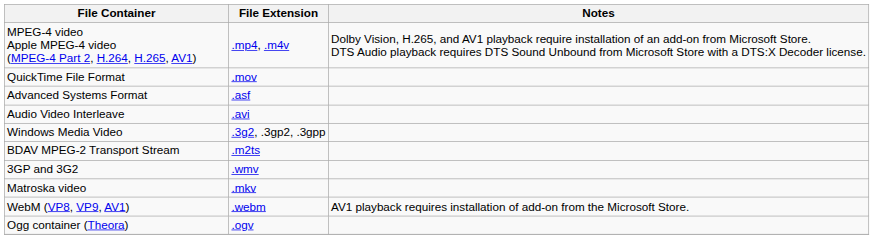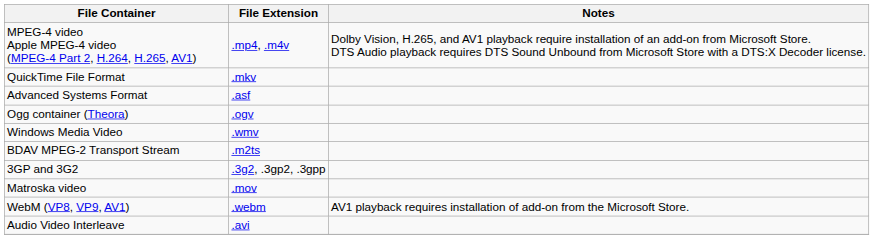(244, 77) .mov -> (244, 77) .mkv
rows swapped: (66, 114) <-> (68, 225)
(279, 132) .3g2, .3gp2, .3gpp -> (245, 132) .wmv
(245, 169) .wmv -> (279, 169) .3g2, .3gp2, .3gpp
(244, 188) .mkv -> (244, 188) .mov
